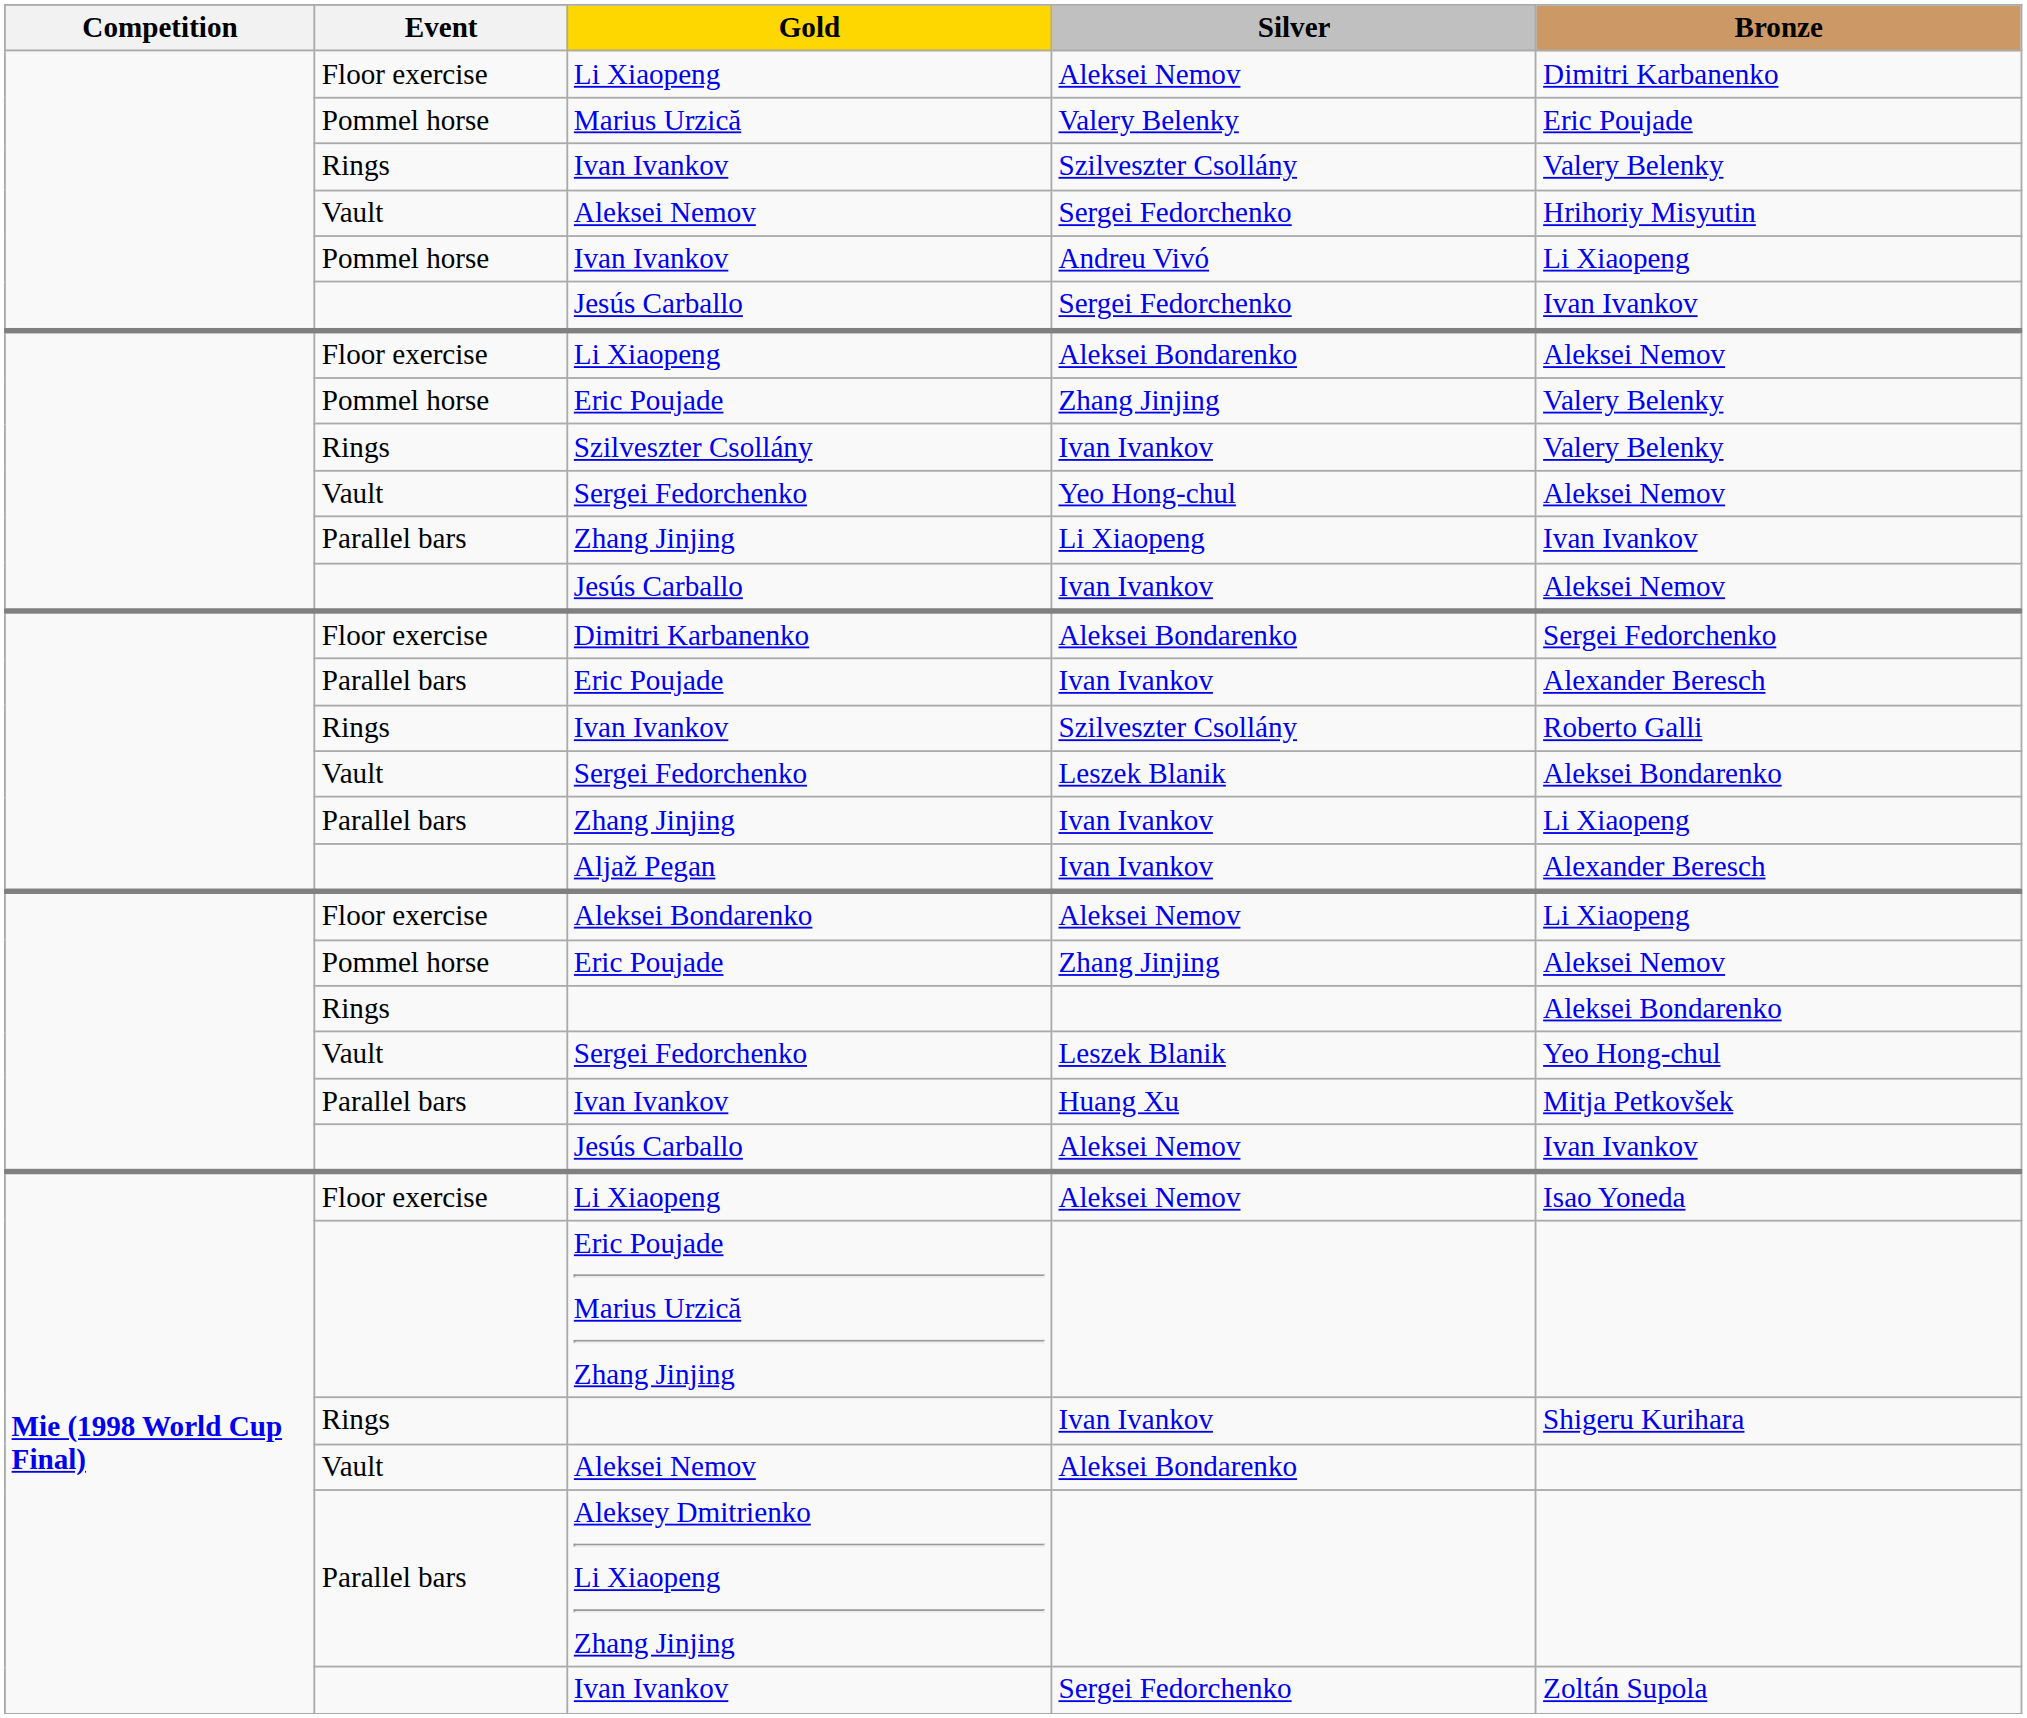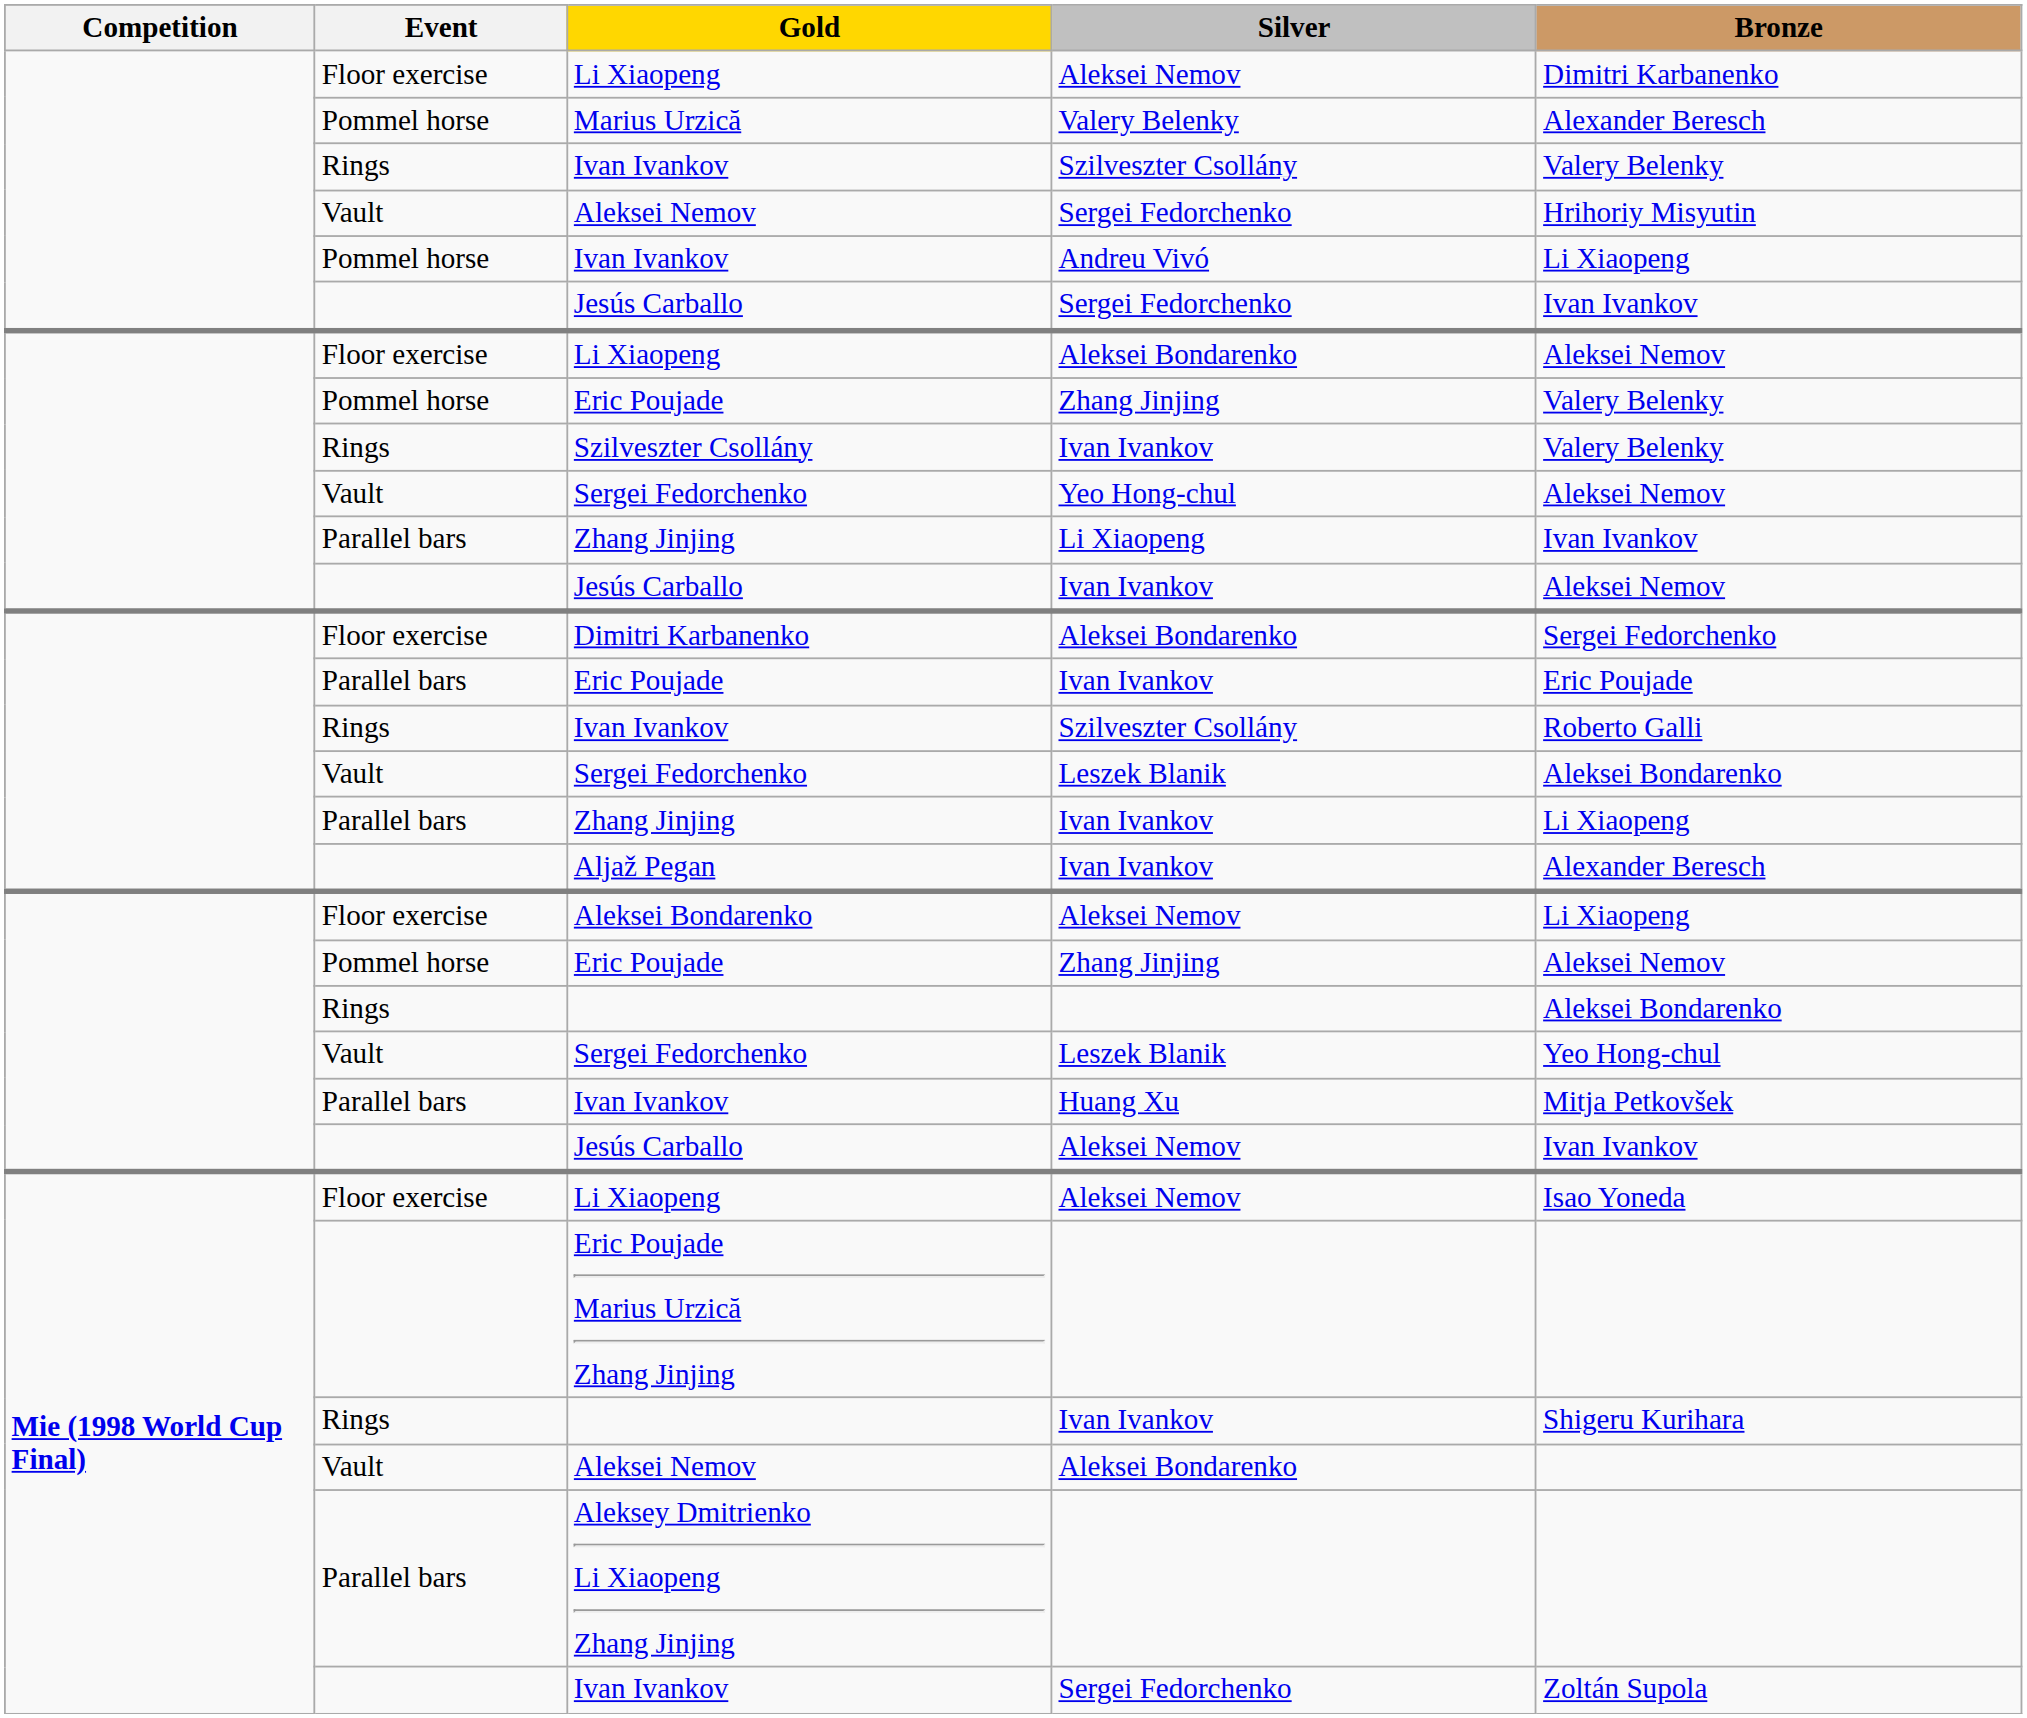(1618, 119) Eric Poujade -> (1654, 119) Alexander Beresch
(1654, 681) Alexander Beresch -> (1618, 681) Eric Poujade
